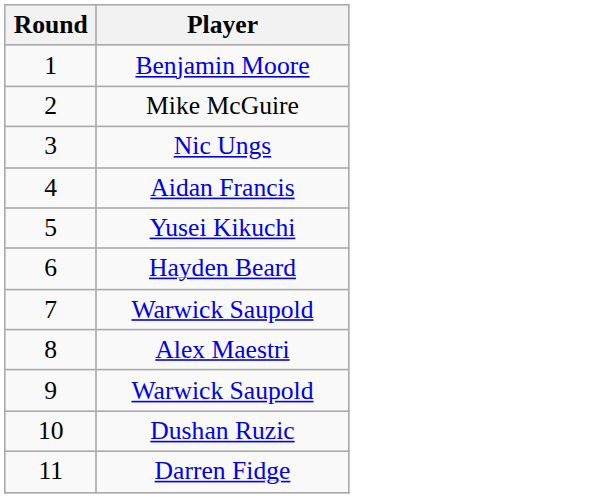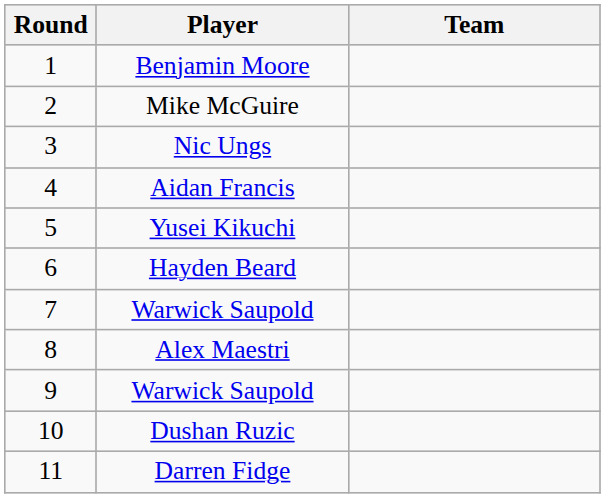+ column: (474, 24)
